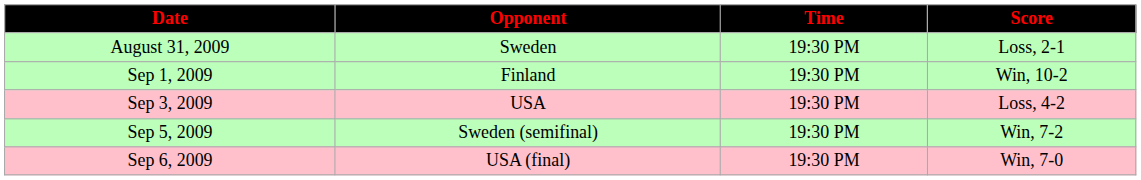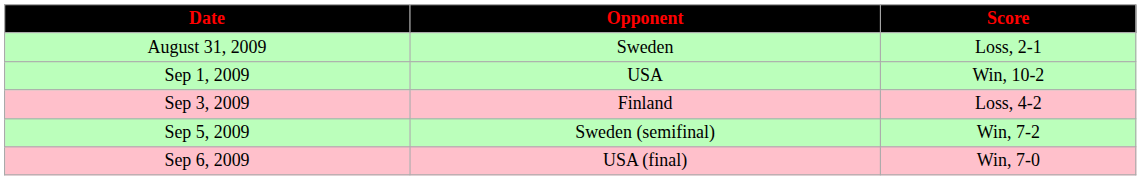- column: (824, 18)
(528, 75) Finland -> (645, 75) USA
(528, 103) USA -> (645, 103) Finland
